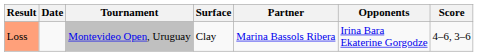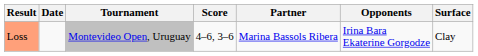columns swapped: (213, 13) <-> (452, 13)
